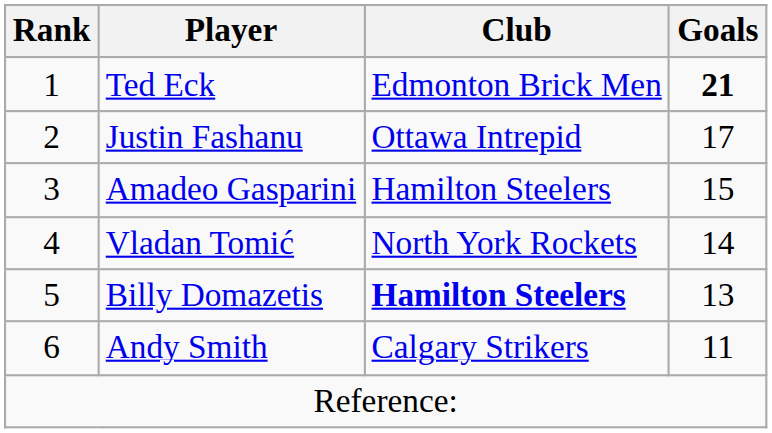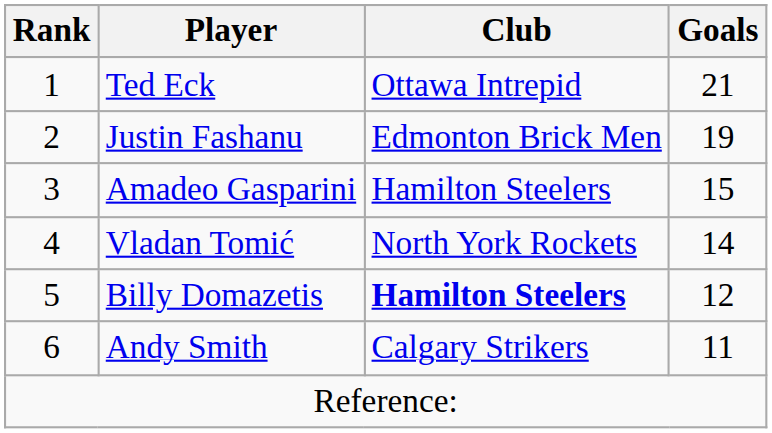(517, 83) Edmonton Brick Men -> (476, 83) Ottawa Intrepid
(718, 83) bold -> (718, 83) normal
(476, 136) Ottawa Intrepid -> (517, 136) Edmonton Brick Men
(718, 136) 17 -> (718, 136) 19
(718, 294) 13 -> (718, 294) 12
